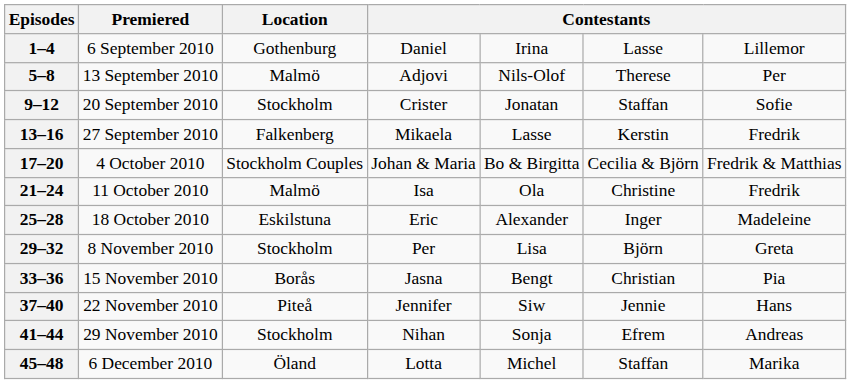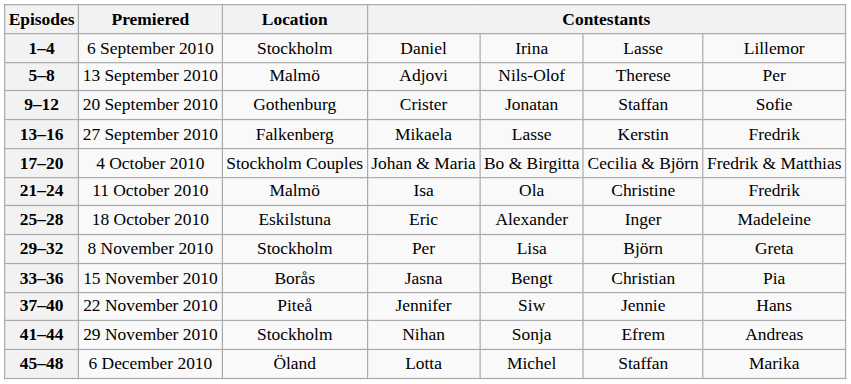(295, 47) Gothenburg -> (295, 47) Stockholm
(295, 105) Stockholm -> (295, 105) Gothenburg
